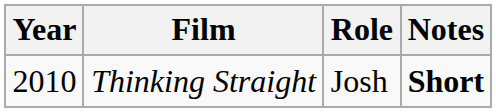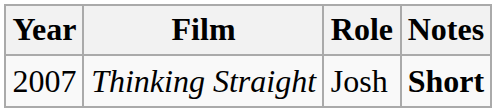(44, 80) 2010 -> (44, 80) 2007
